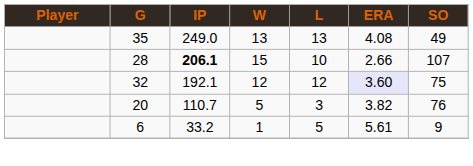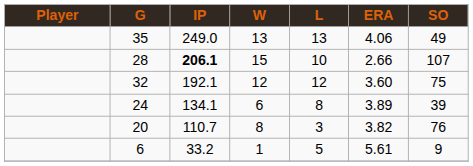(379, 37) 4.08 -> (379, 37) 4.06
(379, 82) lavender background -> (379, 82) no background
+ row: (140, 104)
(259, 104) 5 -> (259, 127) 8
